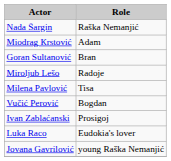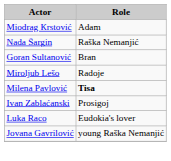rows swapped: (29, 27) <-> (39, 42)
(86, 88) normal -> (86, 88) bold
- row: (32, 103)
